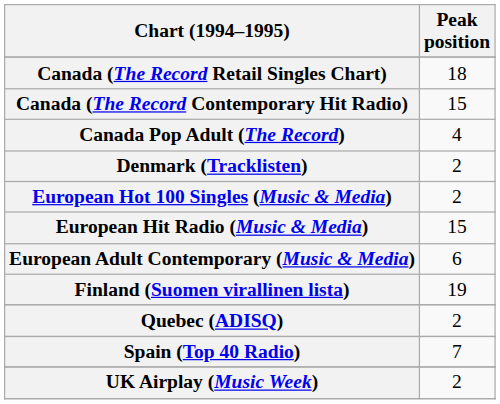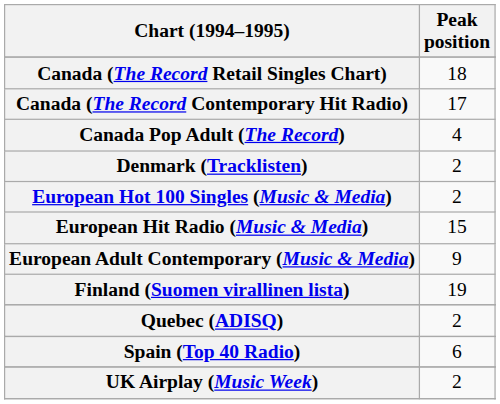(457, 103) 15 -> (457, 103) 17
(457, 258) 6 -> (457, 258) 9
(457, 351) 7 -> (457, 351) 6
